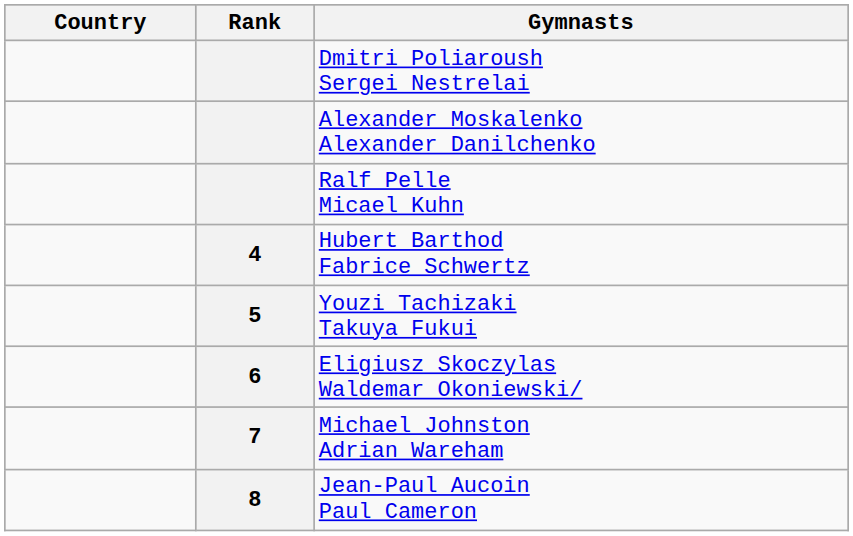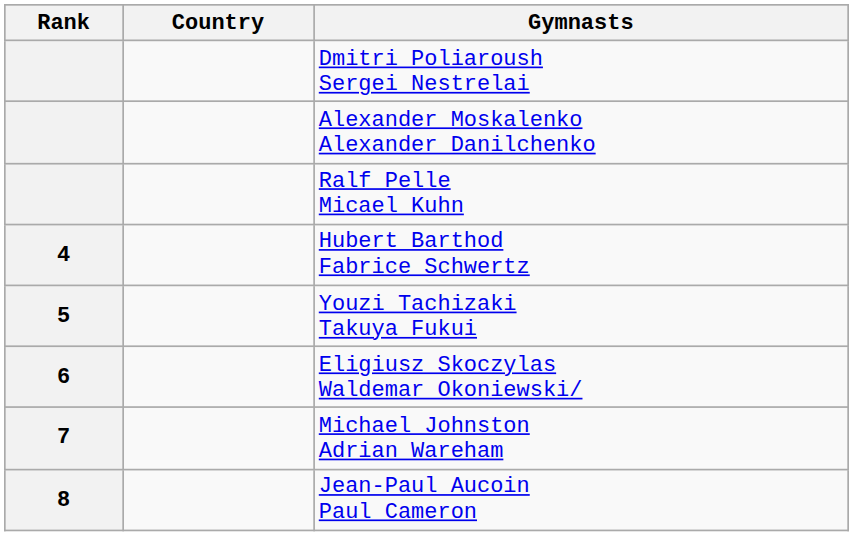columns swapped: (255, 23) <-> (100, 23)
